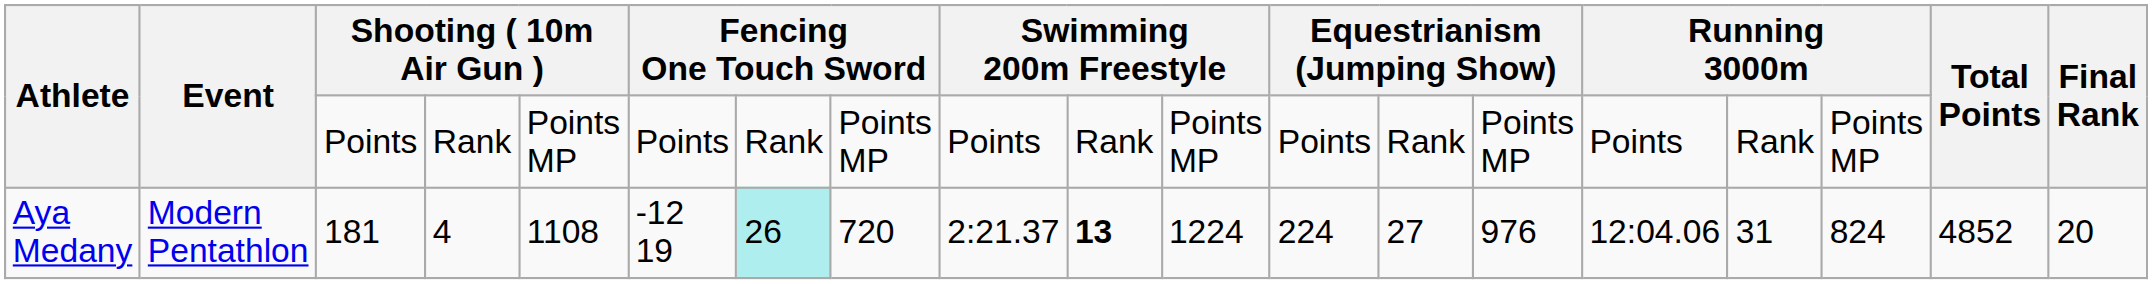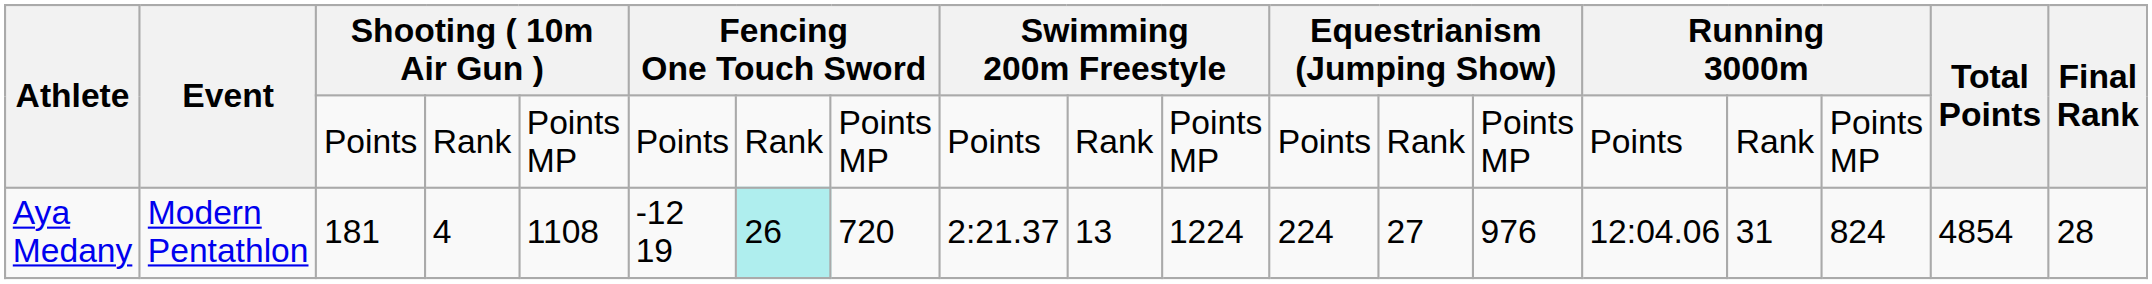(1094, 232) bold -> (1094, 232) normal
(1976, 232) 4852 -> (1976, 232) 4854
(2075, 232) 20 -> (2075, 232) 28
